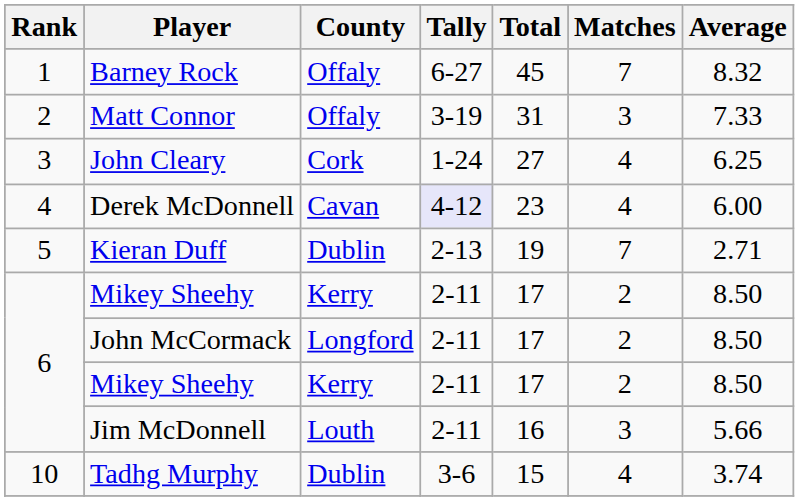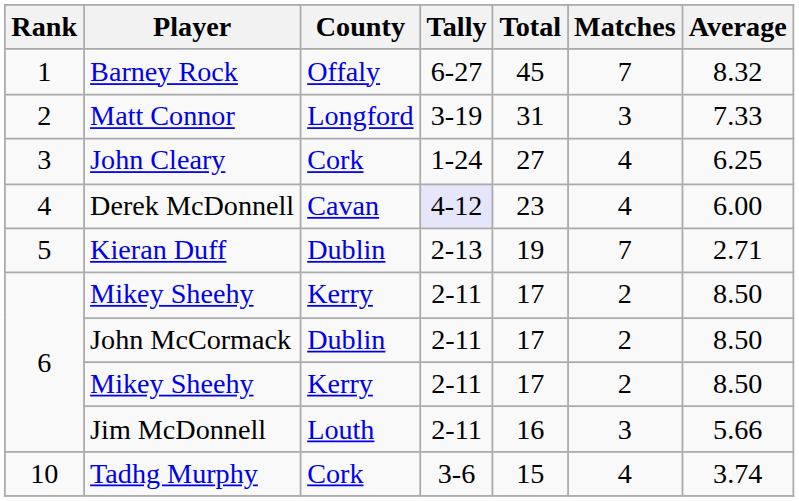(344, 116) Offaly -> (360, 116) Longford
(360, 339) Longford -> (346, 339) Dublin
(346, 473) Dublin -> (335, 473) Cork
